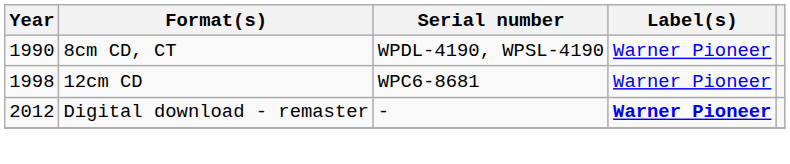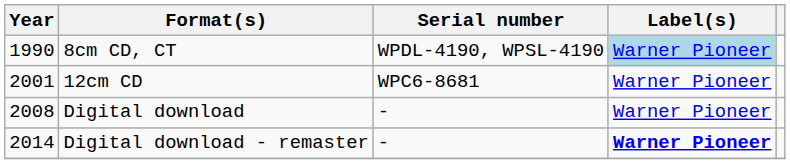(692, 51) no background -> (692, 51) lightblue background
(32, 82) 1998 -> (32, 82) 2001
+ row: (154, 112)
(32, 112) 2012 -> (32, 143) 2014
